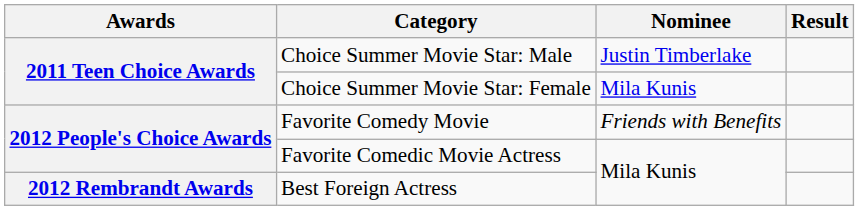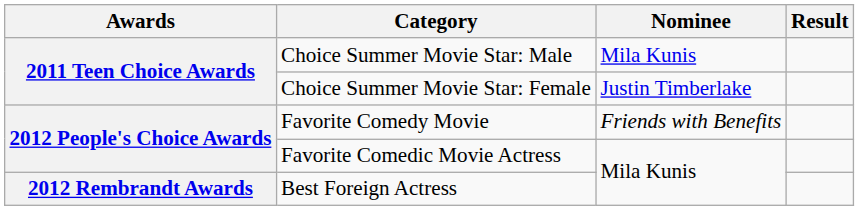(676, 54) Justin Timberlake -> (648, 54) Mila Kunis
(648, 88) Mila Kunis -> (676, 88) Justin Timberlake
